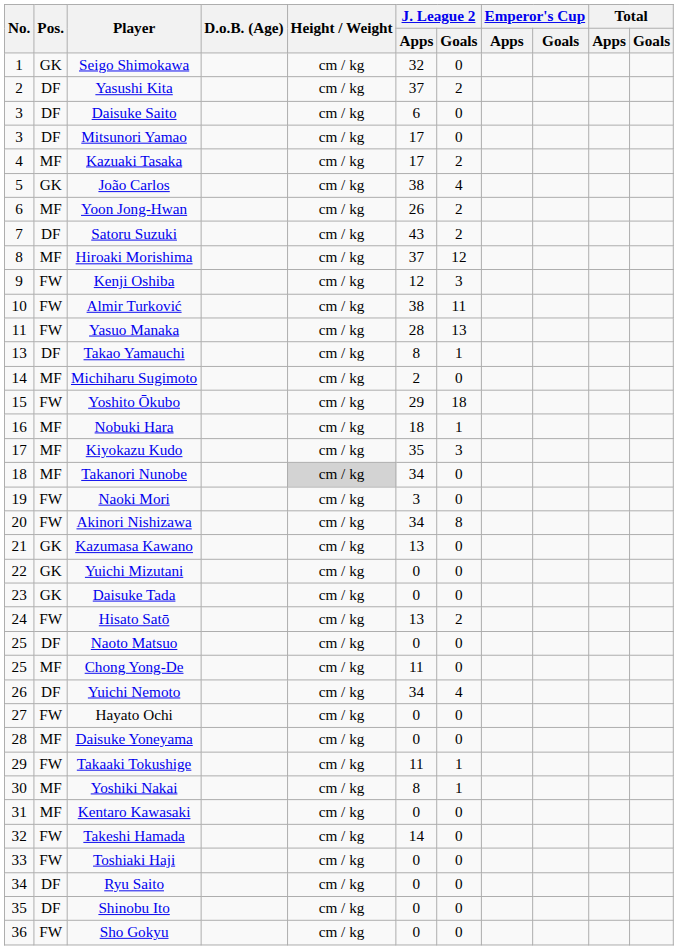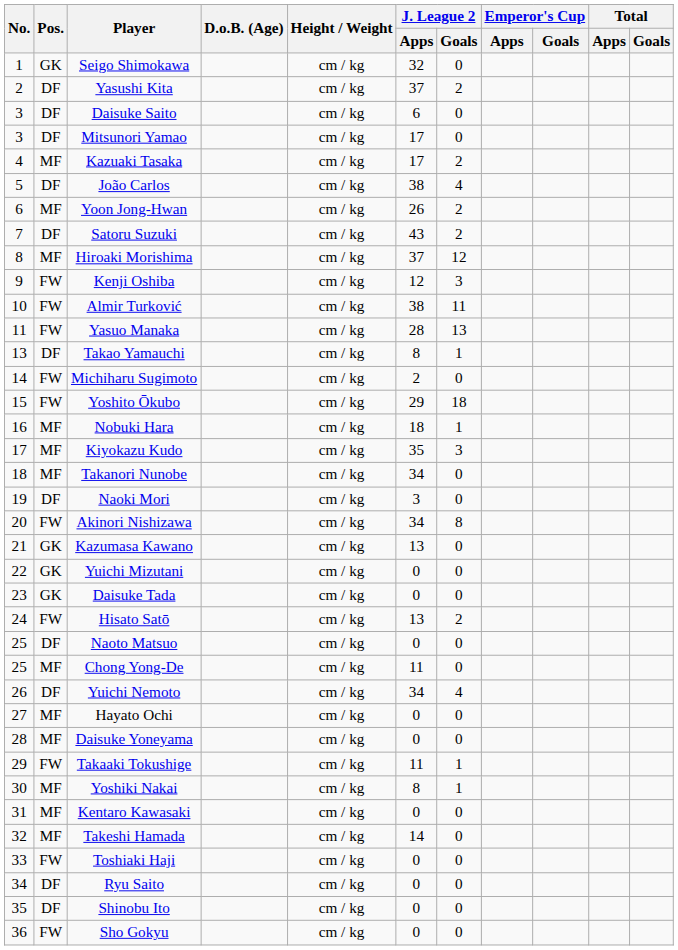(51, 185) GK -> (51, 185) DF
(51, 378) MF -> (51, 378) FW
(342, 474) lightgrey background -> (342, 474) no background
(51, 498) FW -> (51, 498) DF
(51, 715) FW -> (51, 715) MF
(51, 836) FW -> (51, 836) MF
